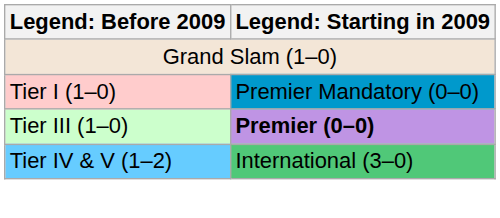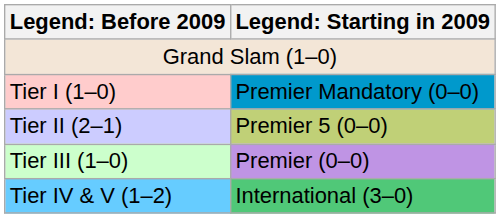+ row: (66, 126)
(305, 126) bold -> (302, 160) normal
